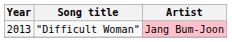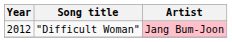(19, 29) 2013 -> (19, 29) 2012
